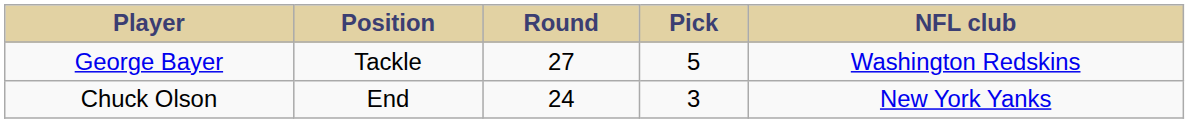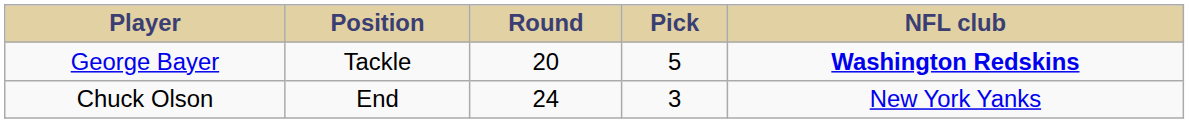(561, 61) 27 -> (546, 61) 20
(966, 61) normal -> (955, 61) bold
